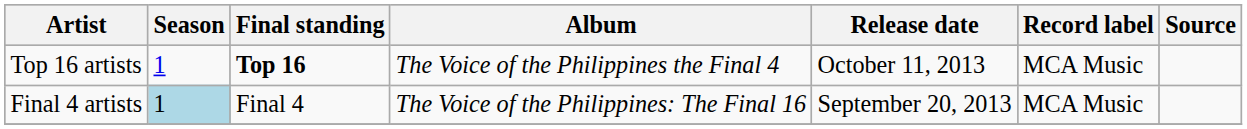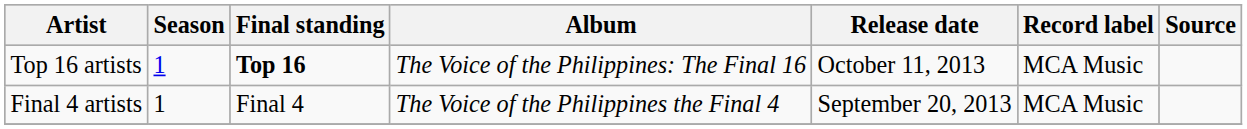(588, 64) The Voice of the Philippines the Final 4 -> (601, 64) The Voice of the Philippines: The Final 16
(160, 104) lightblue background -> (160, 104) no background
(601, 104) The Voice of the Philippines: The Final 16 -> (588, 104) The Voice of the Philippines the Final 4
